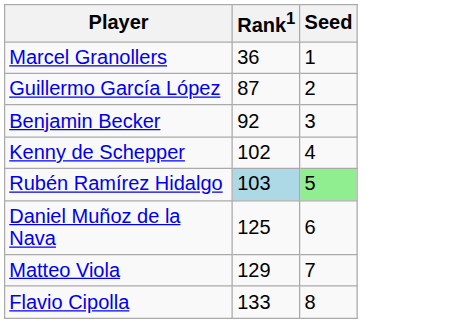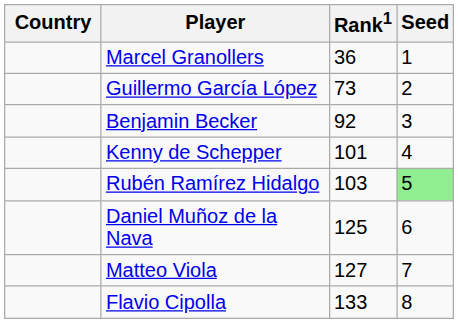+ column: (53, 23)
(248, 89) 87 -> (345, 89) 73
(254, 152) 102 -> (351, 152) 101
(254, 184) lightblue background -> (351, 184) no background
(254, 270) 129 -> (351, 270) 127
